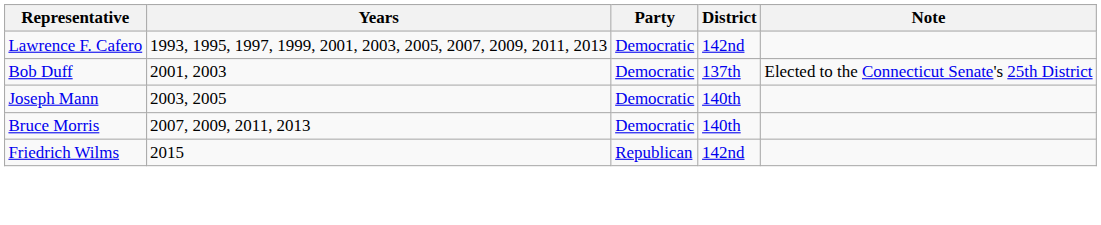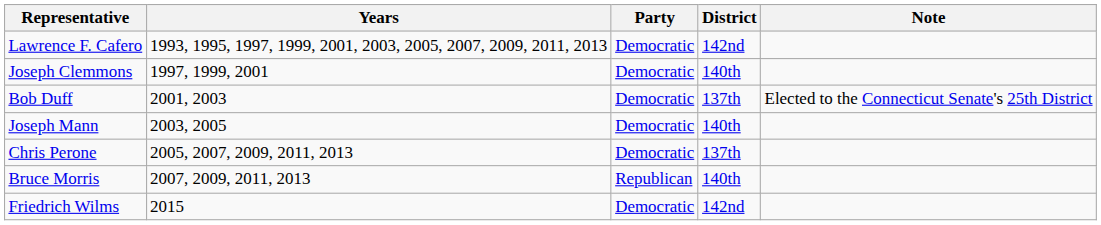+ row: (70, 71)
+ row: (52, 152)
(655, 125) Democratic -> (654, 179) Republican
(654, 152) Republican -> (655, 206) Democratic
